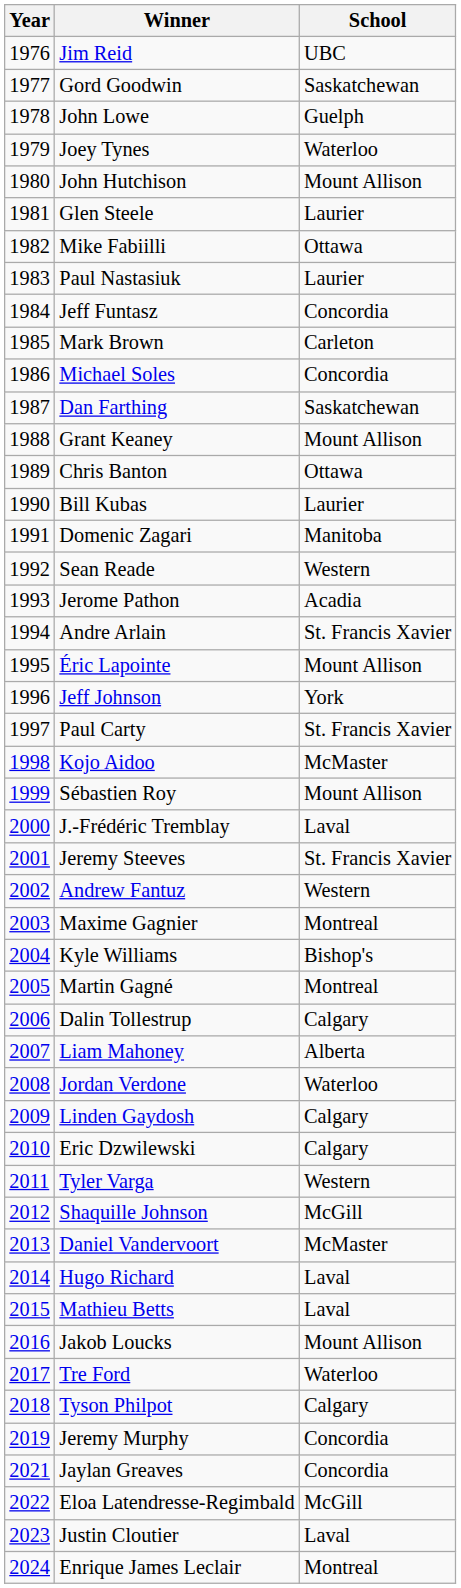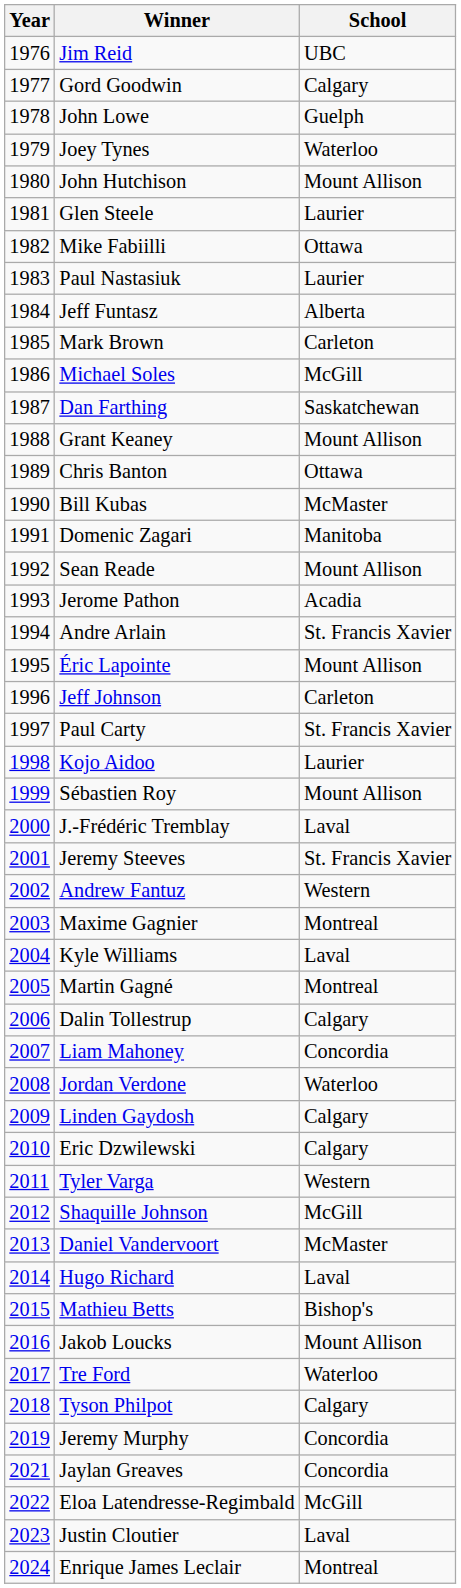(362, 85) Saskatchewan -> (336, 85) Calgary
(346, 310) Concordia -> (334, 310) Alberta
(346, 375) Concordia -> (333, 375) McGill
(334, 504) Laurier -> (346, 504) McMaster
(337, 568) Western -> (363, 568) Mount Allison
(324, 697) York -> (339, 697) Carleton
(346, 761) McMaster -> (334, 761) Laurier
(339, 955) Bishop's -> (327, 955) Laval
(334, 1051) Alberta -> (346, 1051) Concordia
(327, 1309) Laval -> (339, 1309) Bishop's
